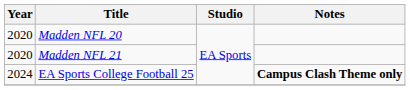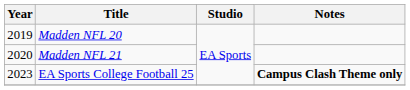(20, 34) 2020 -> (20, 34) 2019
(20, 74) 2024 -> (20, 74) 2023
